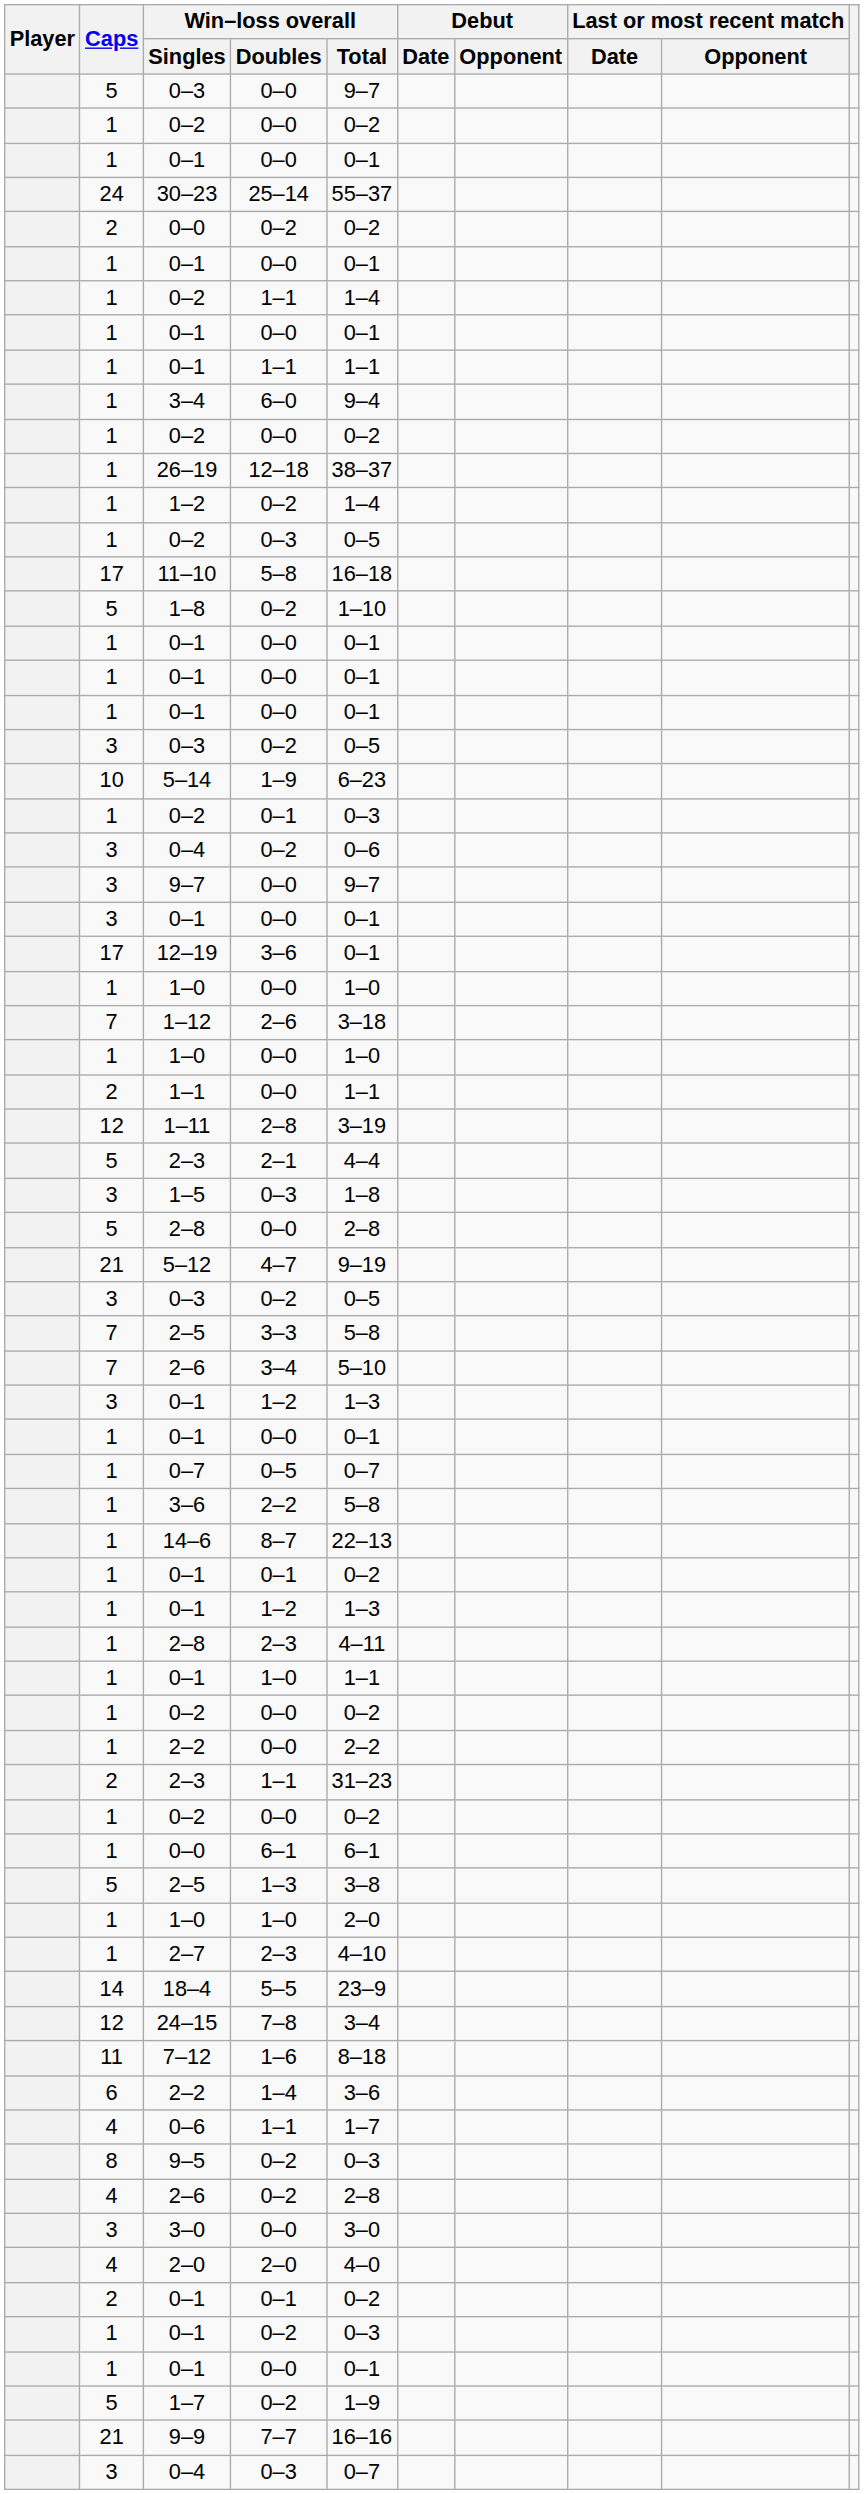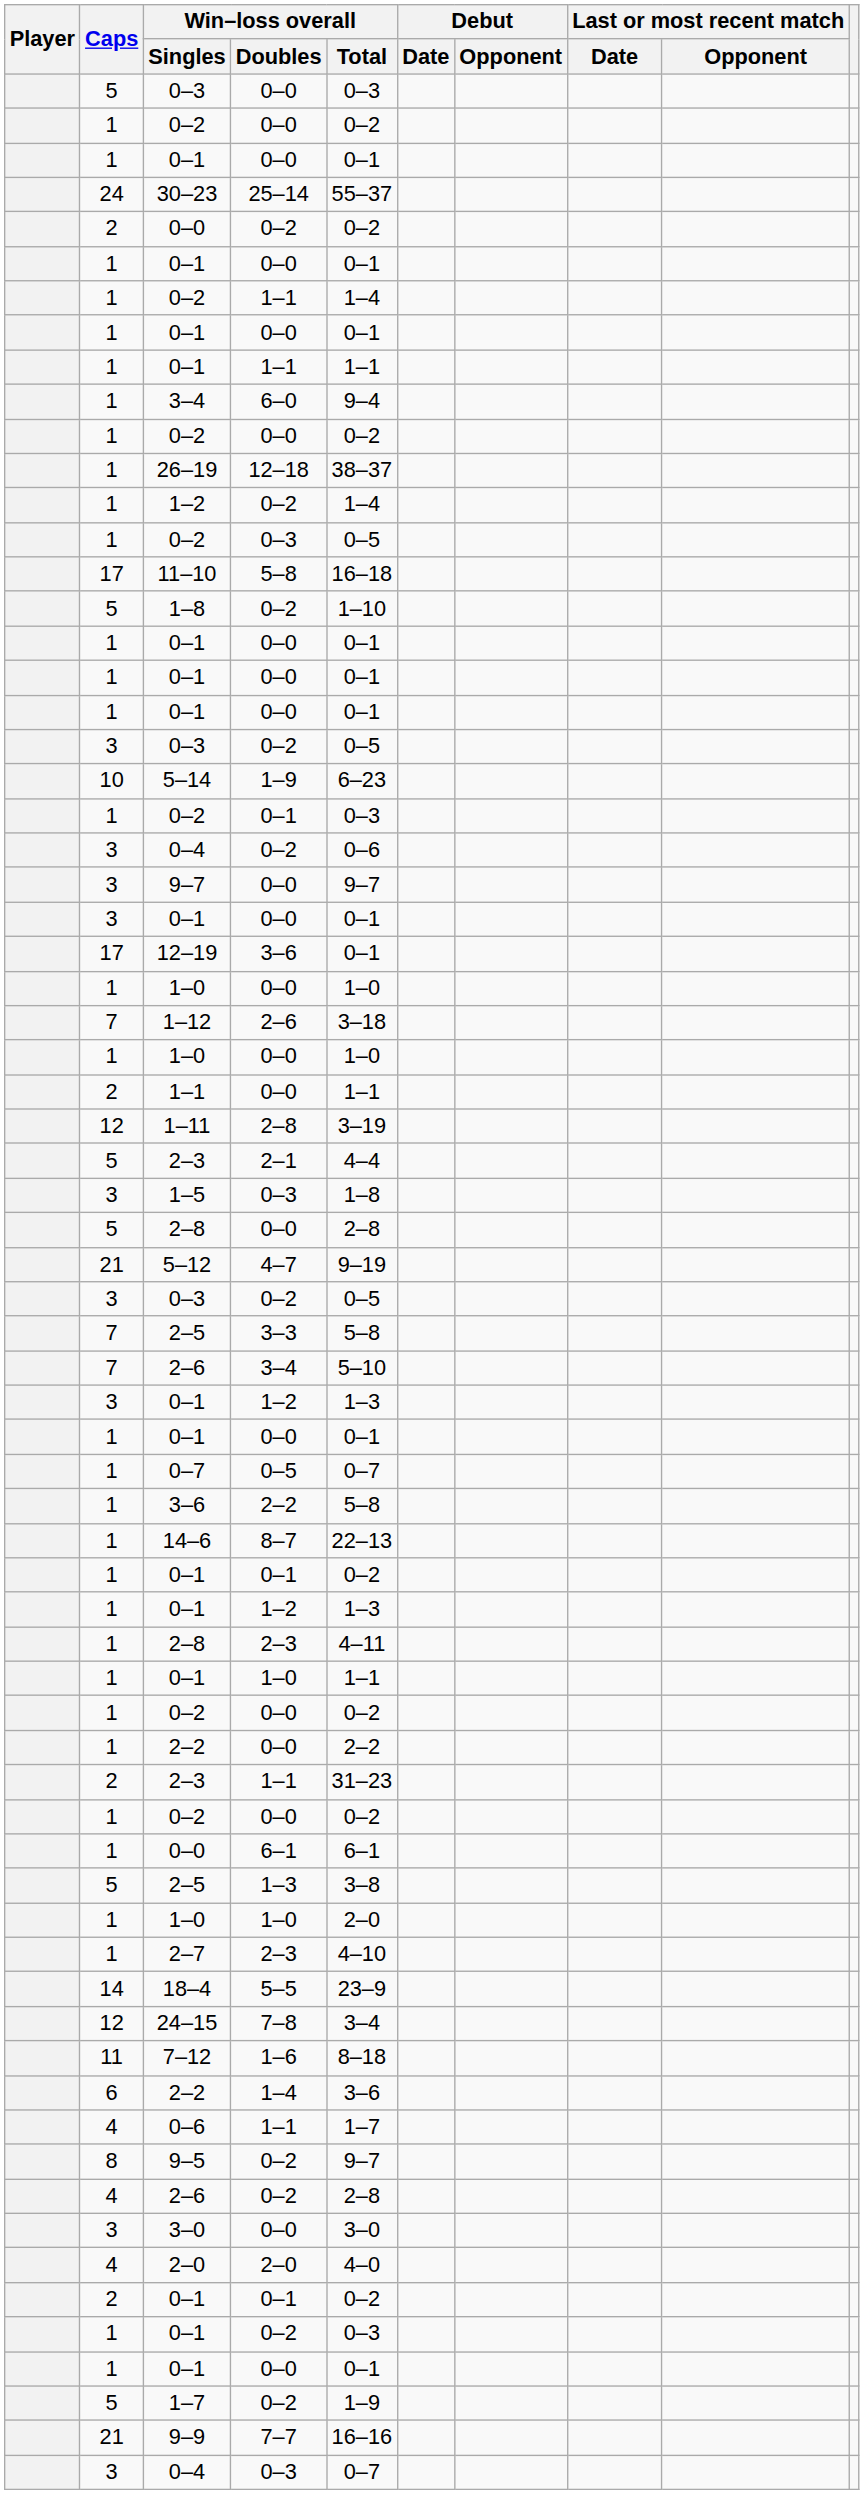(362, 90) 9–7 -> (362, 90) 0–3
(362, 2161) 0–3 -> (362, 2161) 9–7
